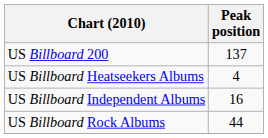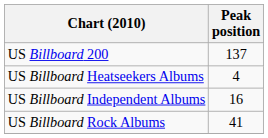(236, 122) 44 -> (236, 122) 41
